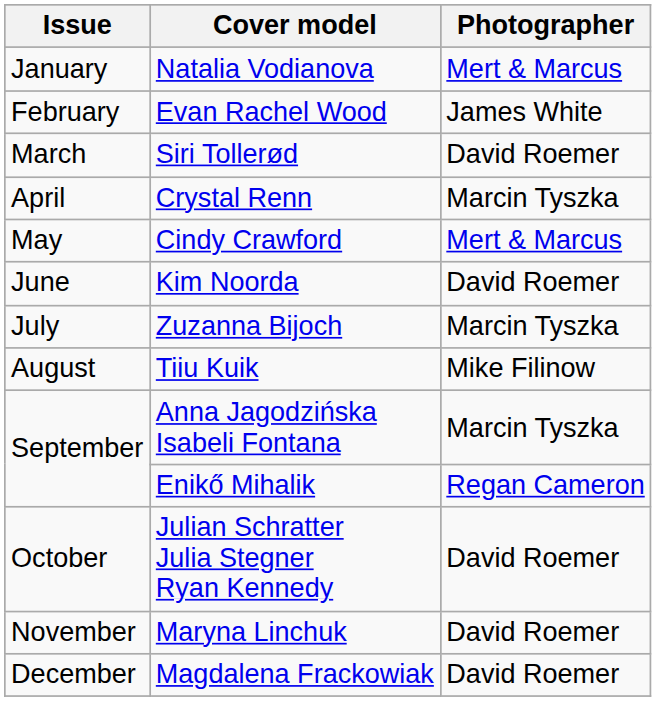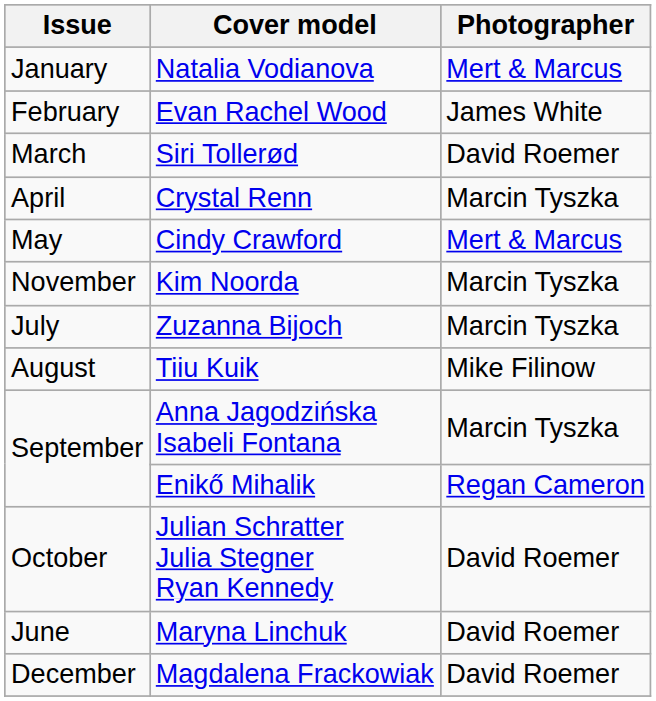(40, 283) June -> (73, 283) November
(533, 283) David Roemer -> (532, 283) Marcin Tyszka
(73, 631) November -> (40, 631) June
